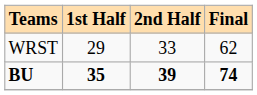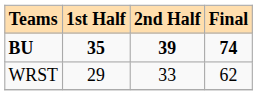rows swapped: (33, 47) <-> (21, 75)
